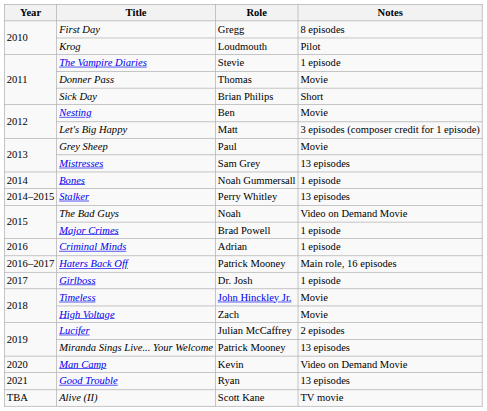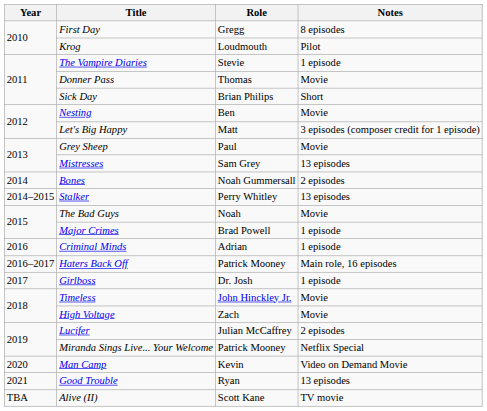(321, 180) 1 episode -> (323, 180) 2 episodes
(354, 213) Video on Demand Movie -> (314, 213) Movie
(325, 347) 13 episodes -> (332, 347) Netflix Special
